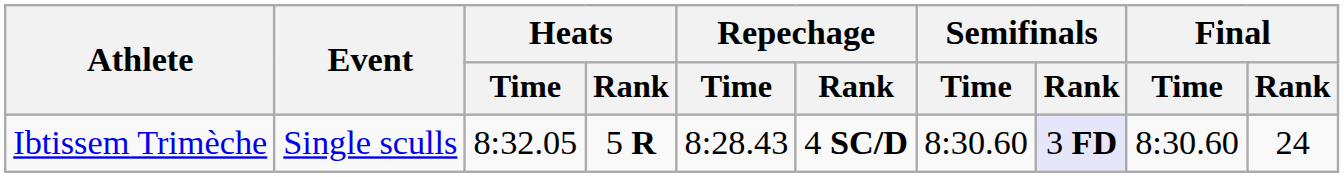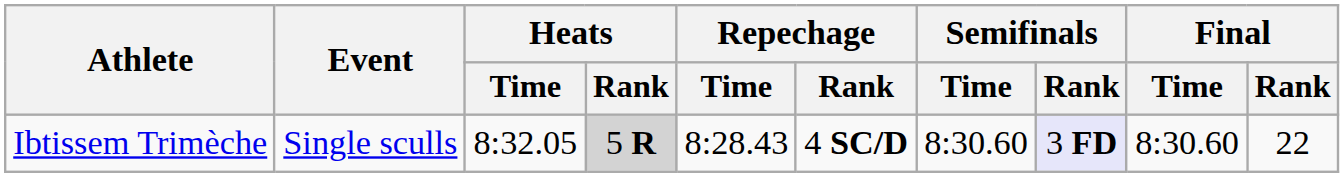(631, 143) no background -> (631, 143) lightgrey background
(1293, 143) 24 -> (1293, 143) 22
